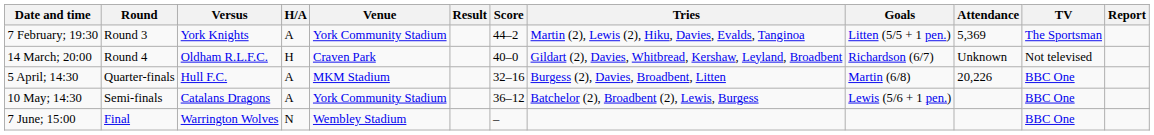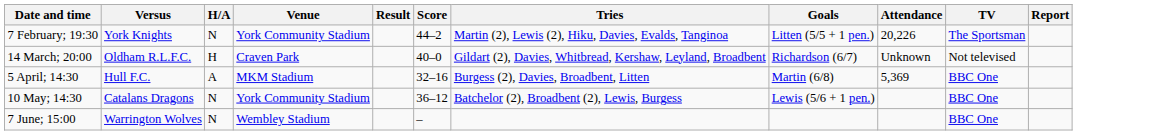- column: (139, 14)
(289, 35) A -> (212, 35) N
(972, 35) 5,369 -> (898, 35) 20,226
(975, 77) 20,226 -> (895, 77) 5,369
(289, 97) A -> (212, 97) N
